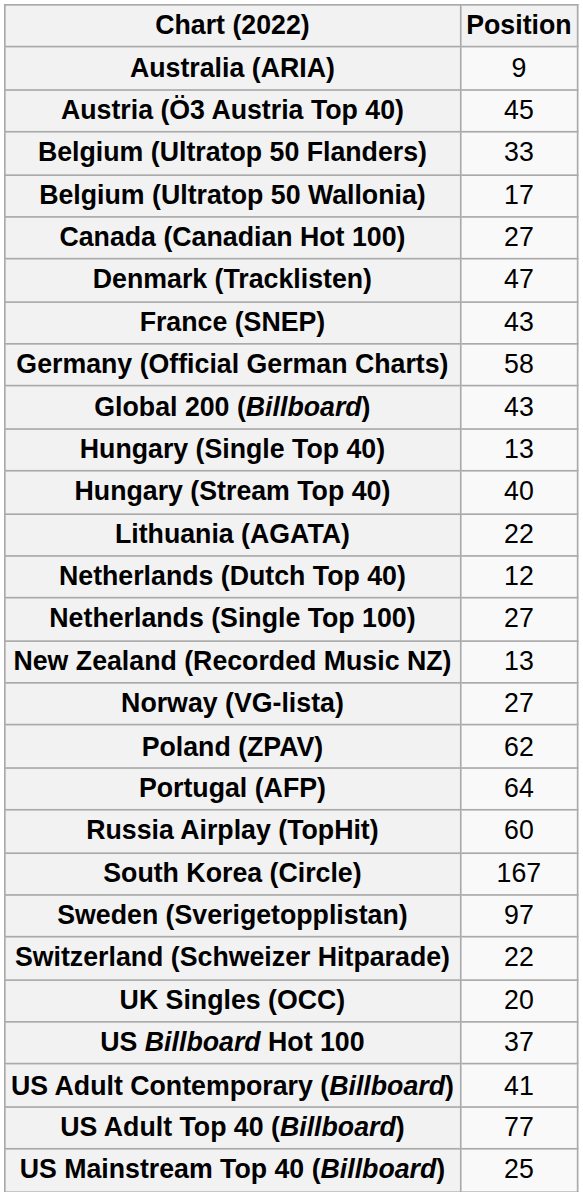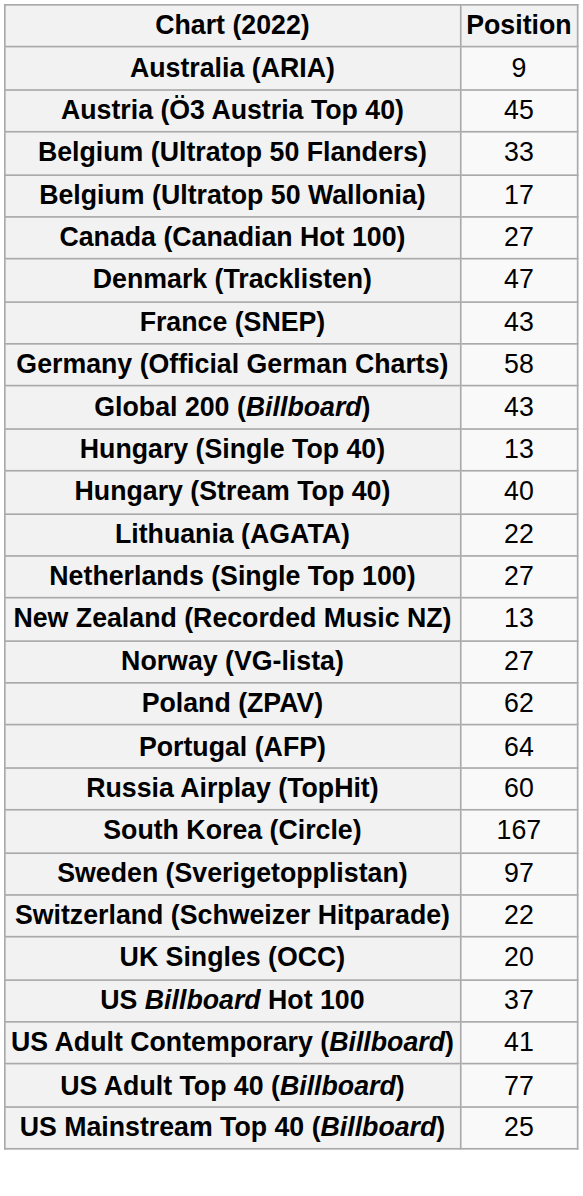- row: (232, 576)
